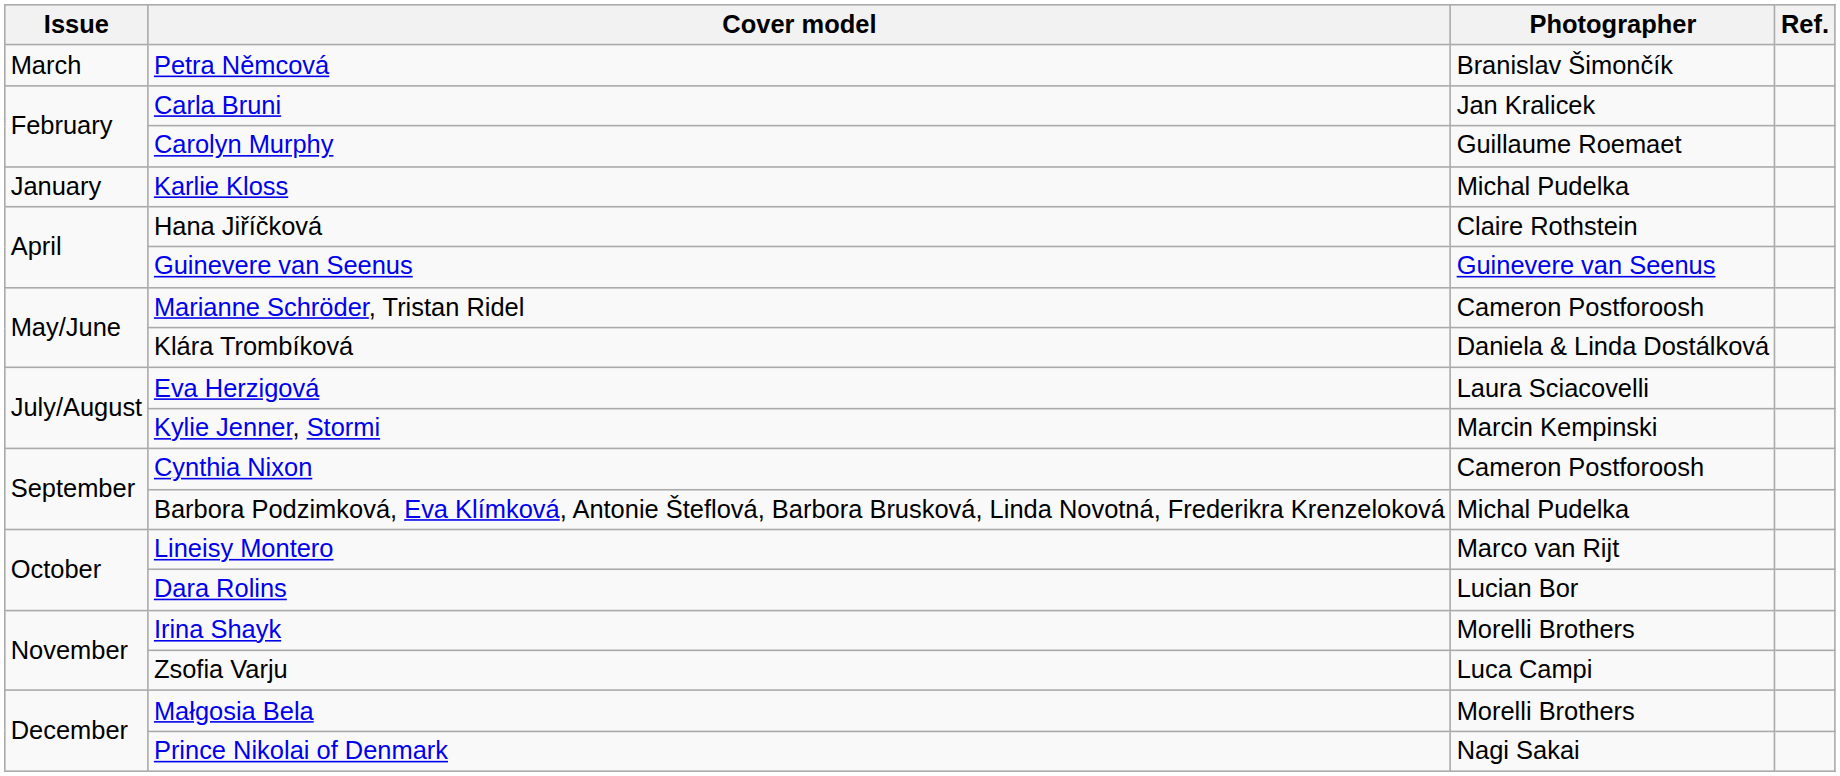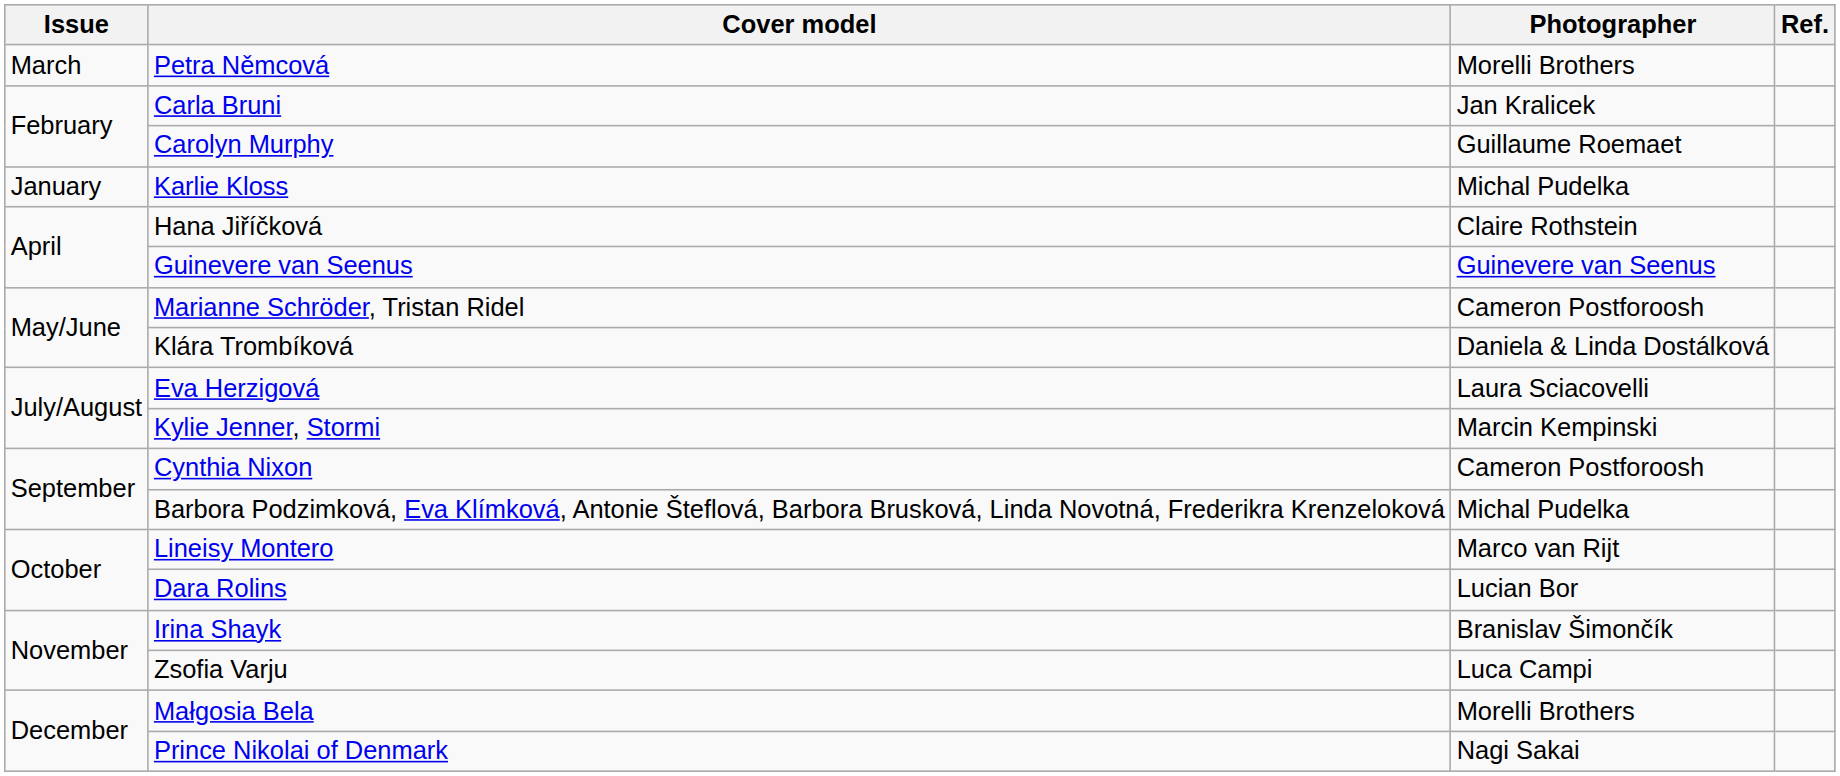(1565, 65) Branislav Šimončík -> (1546, 65) Morelli Brothers
(1546, 629) Morelli Brothers -> (1565, 629) Branislav Šimončík
